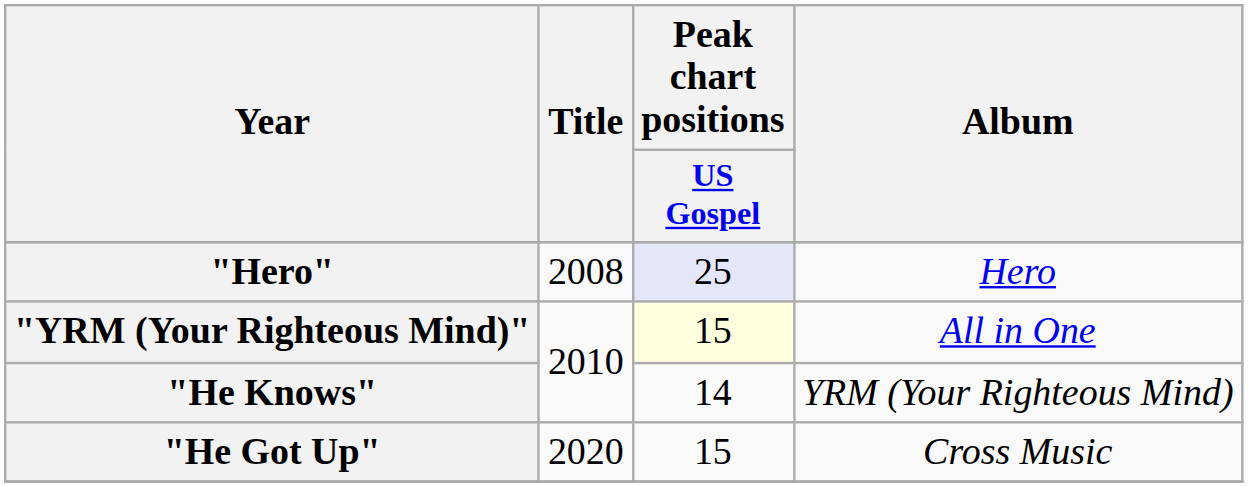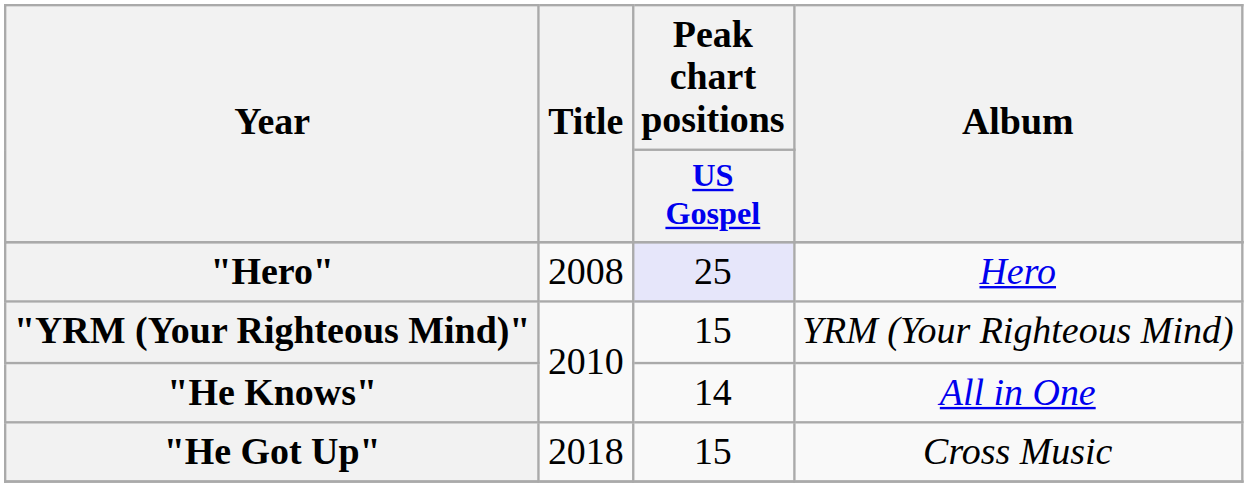(713, 331) lightyellow background -> (713, 331) no background
(1018, 331) All in One -> (1018, 331) YRM (Your Righteous Mind)
(1018, 391) YRM (Your Righteous Mind) -> (1018, 391) All in One
(586, 451) 2020 -> (586, 451) 2018
